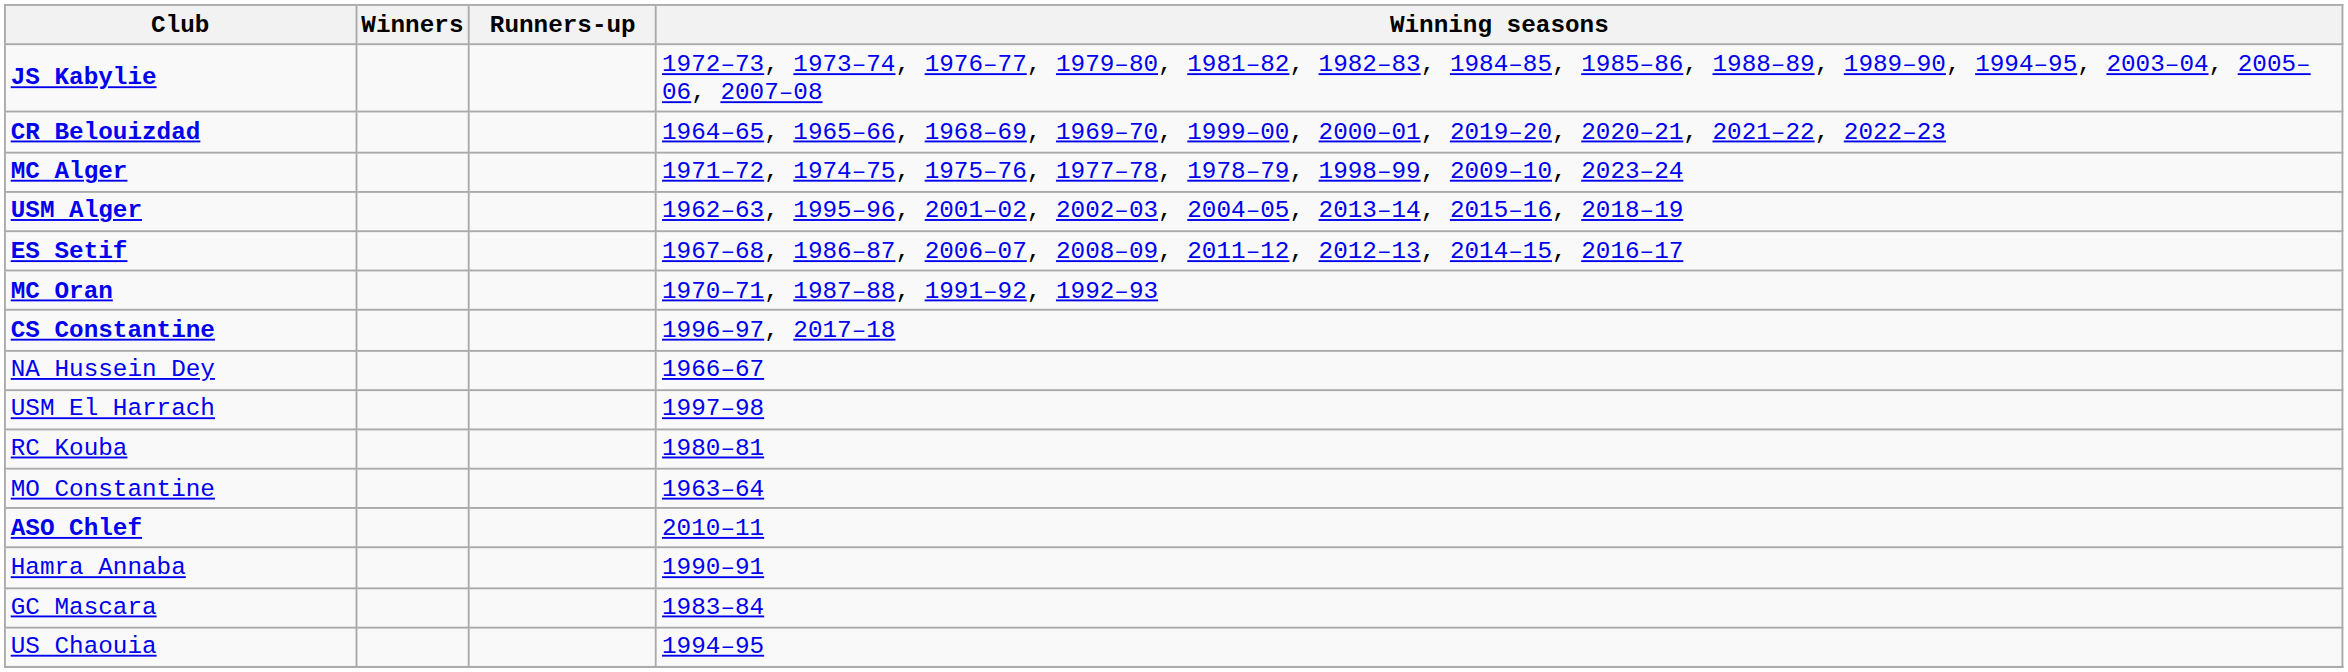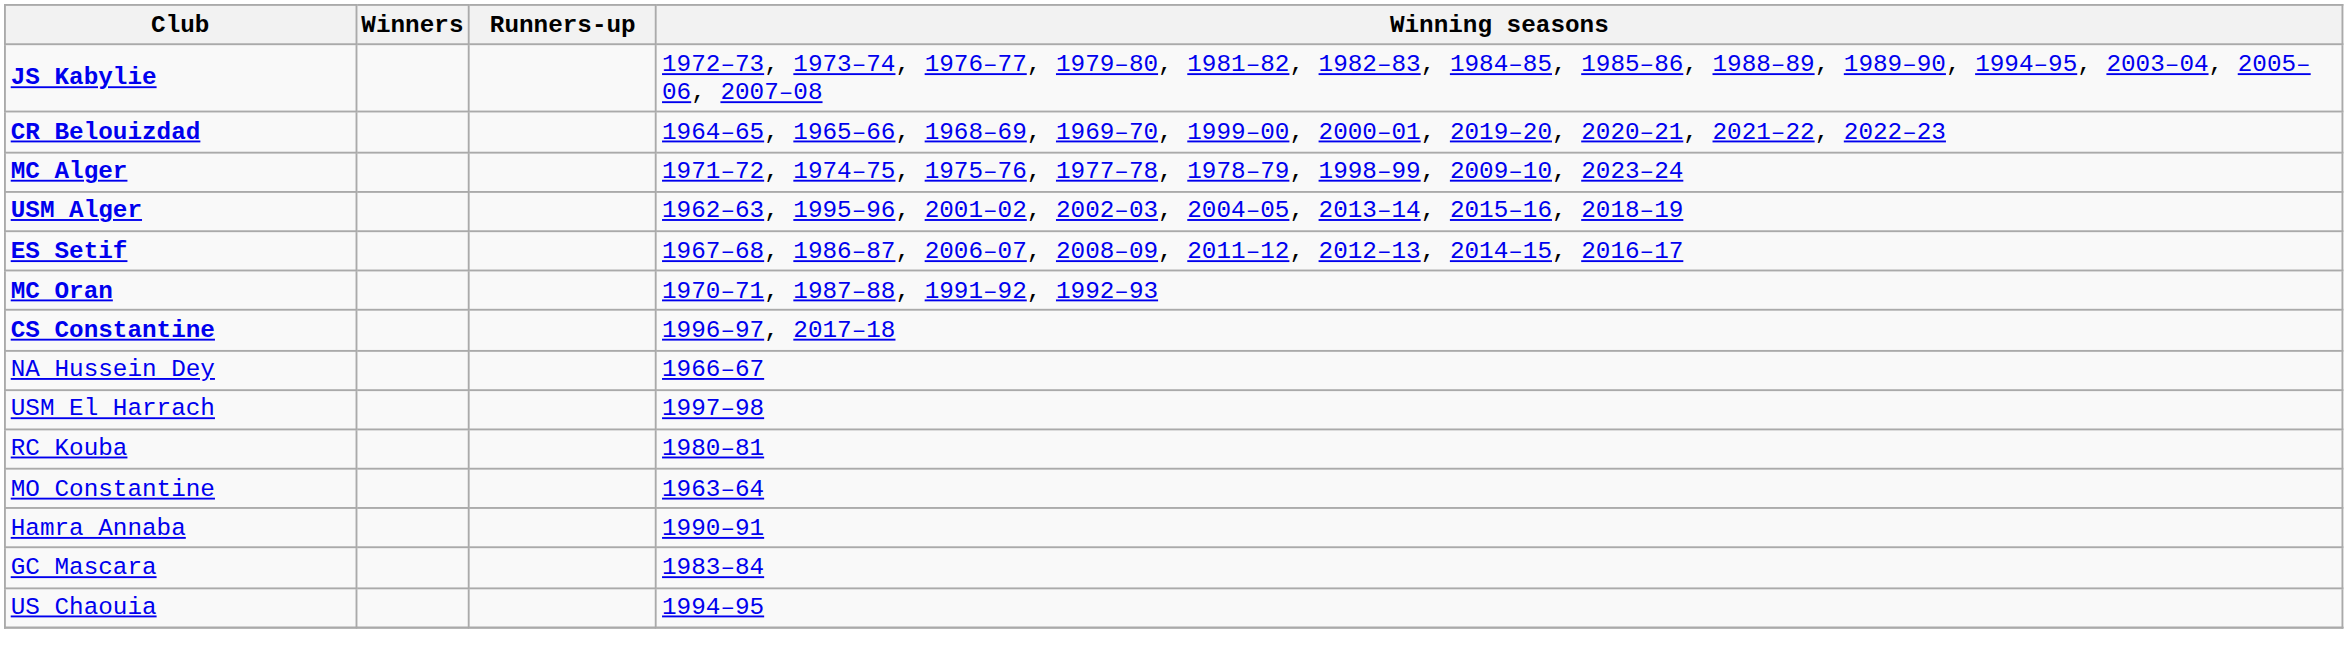- row: (76, 528)
